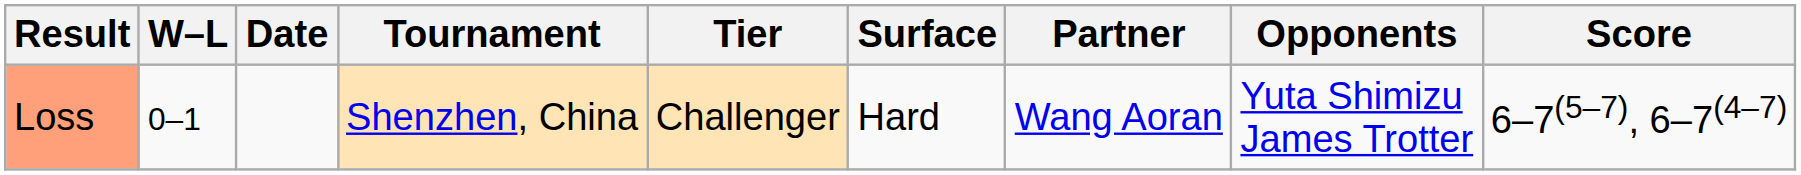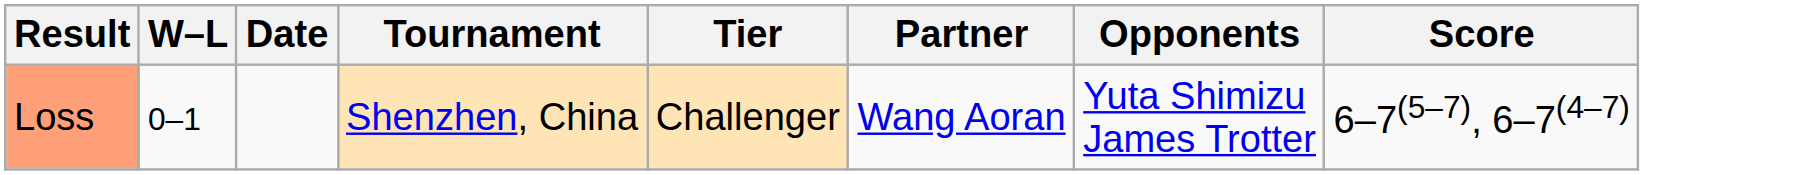- column: (927, 34)
